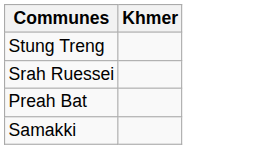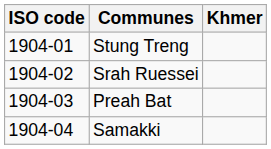+ column: (47, 18)
